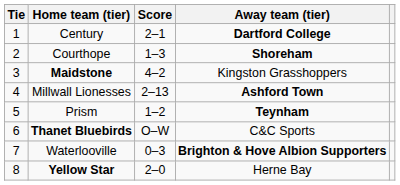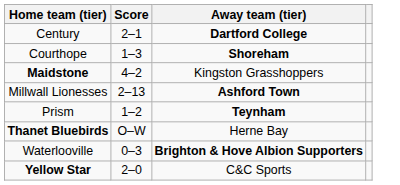- column: (16, 14)
(282, 131) C&C Sports -> (259, 131) Herne Bay
(282, 170) Herne Bay -> (259, 170) C&C Sports
